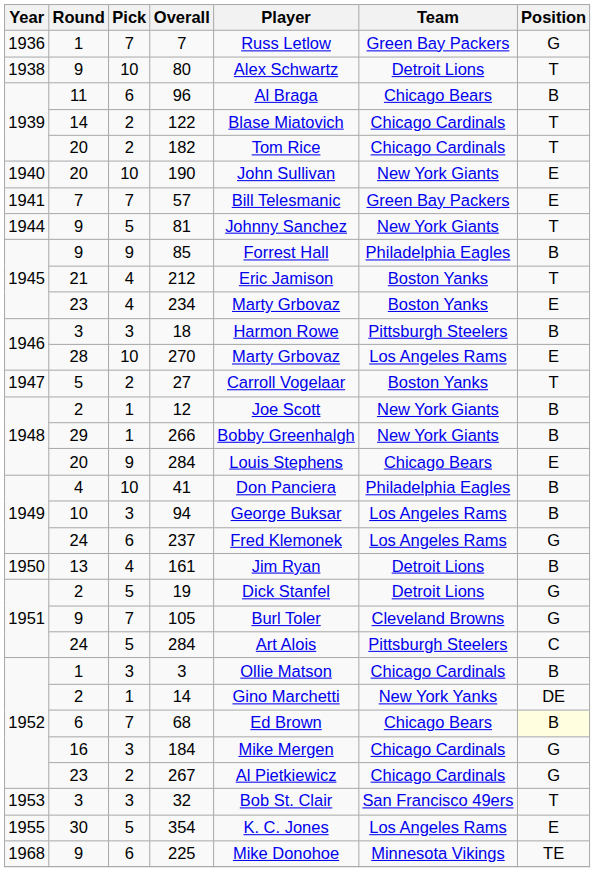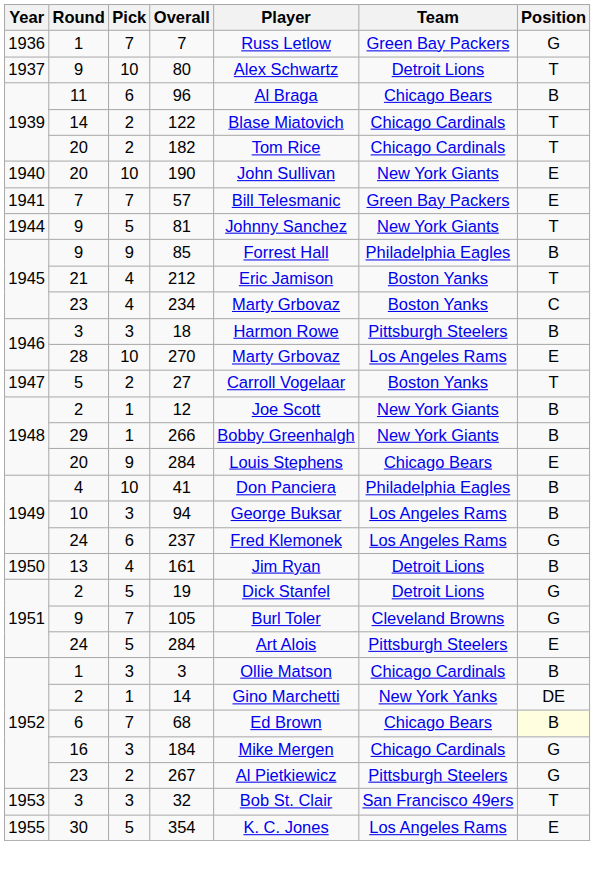(27, 69) 1938 -> (27, 69) 1937
(554, 305) E -> (554, 305) C
(554, 644) C -> (554, 644) E
(438, 775) Chicago Cardinals -> (438, 775) Pittsburgh Steelers
- row: (79, 853)
